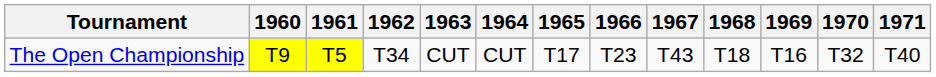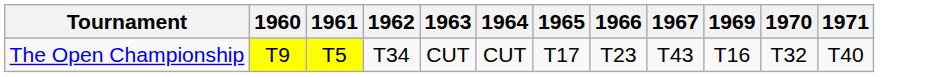- column: (732, 22)
